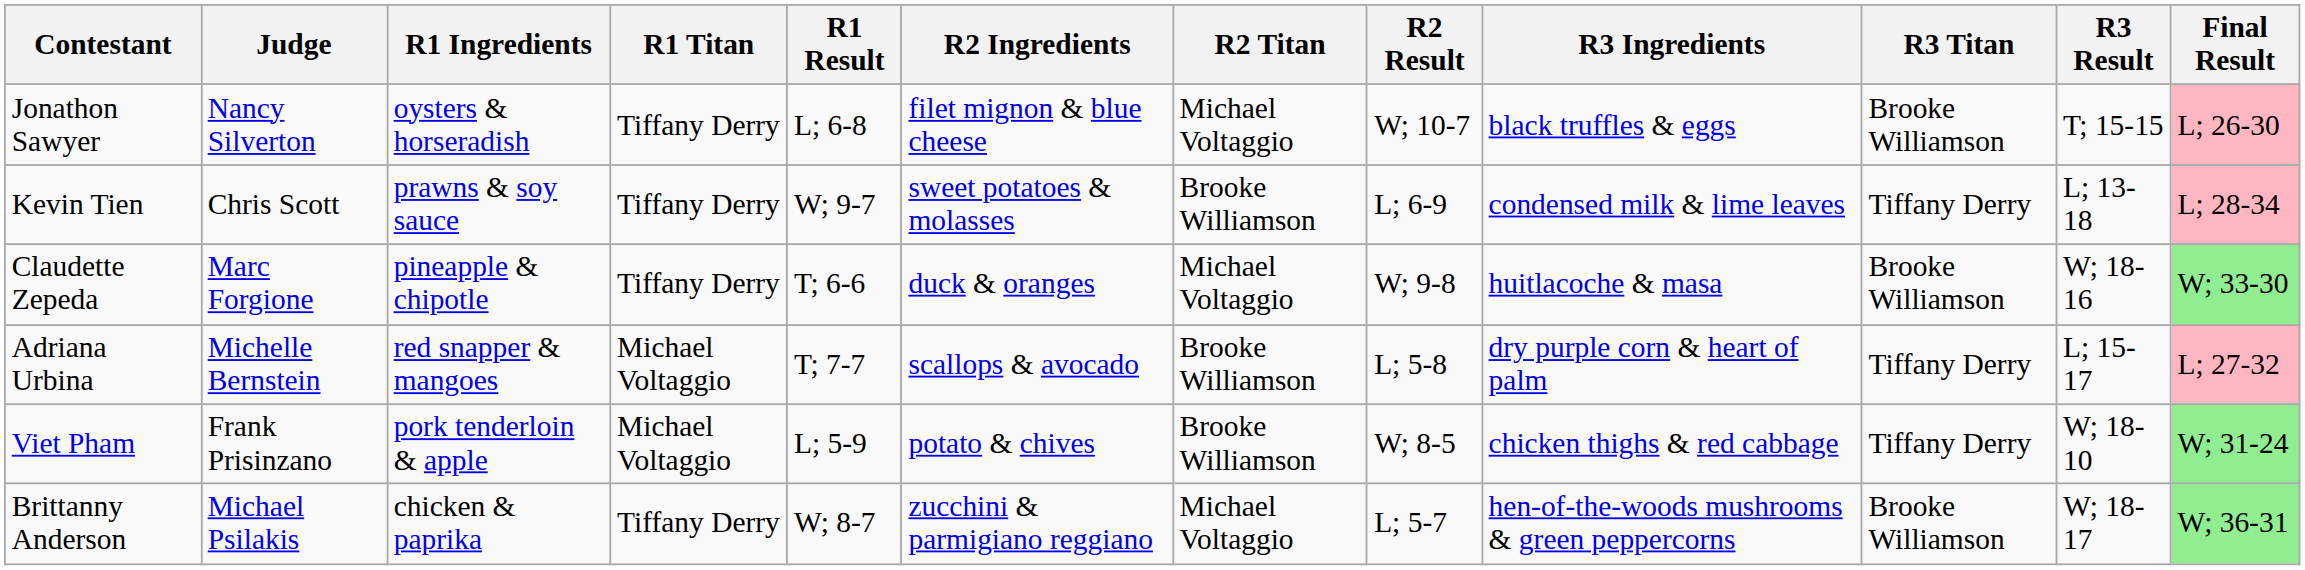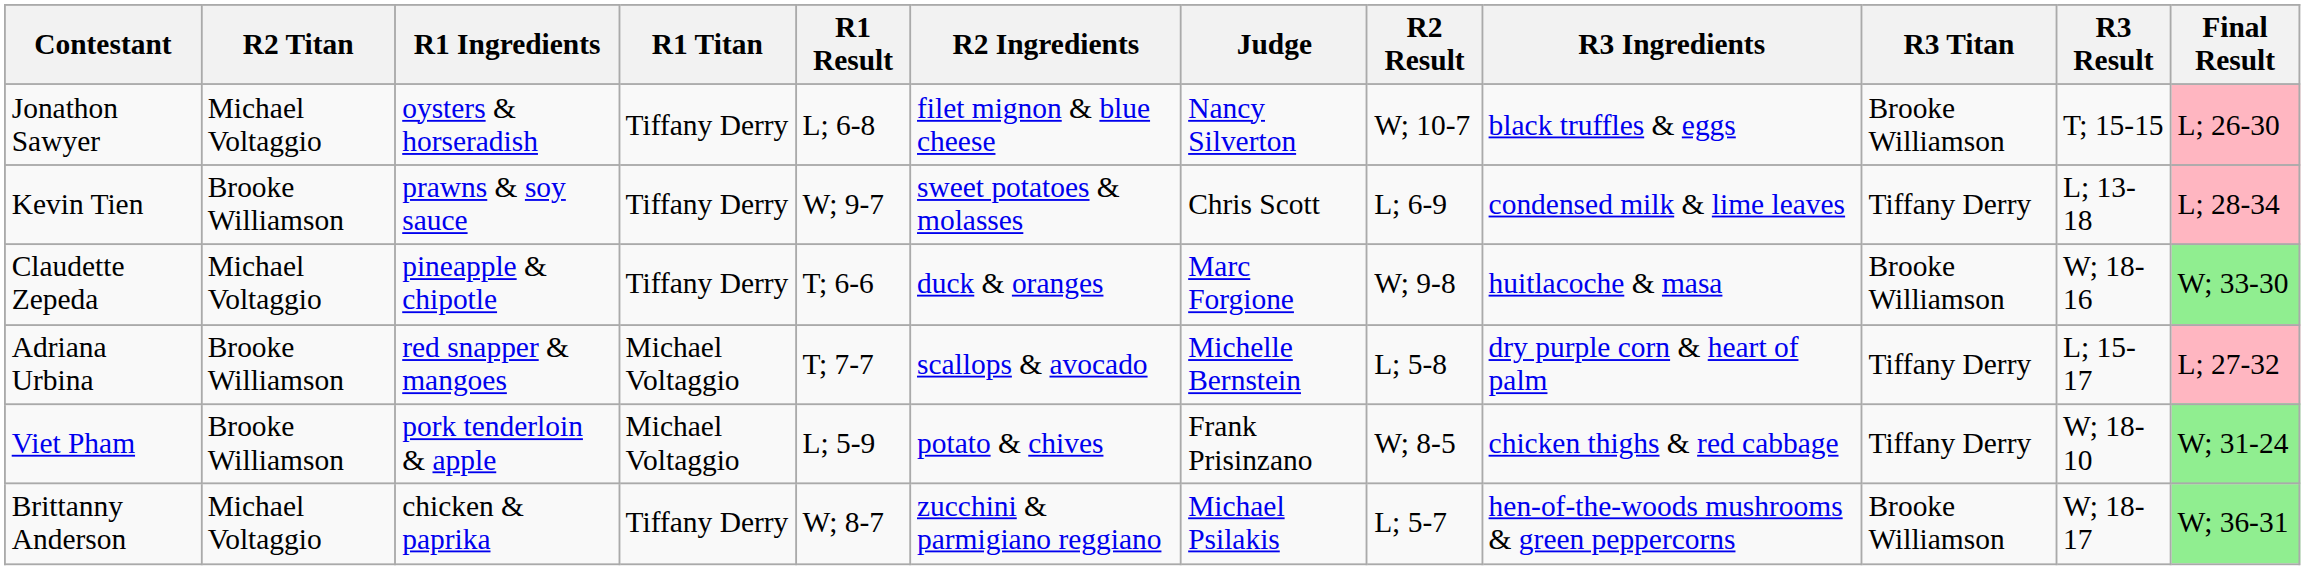columns swapped: (294, 44) <-> (1270, 44)
